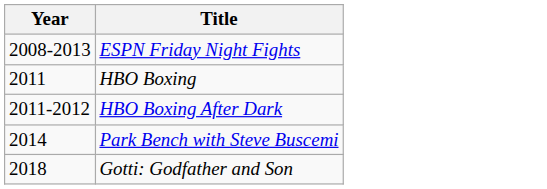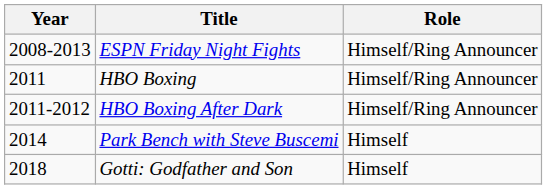+ column: (442, 19)
